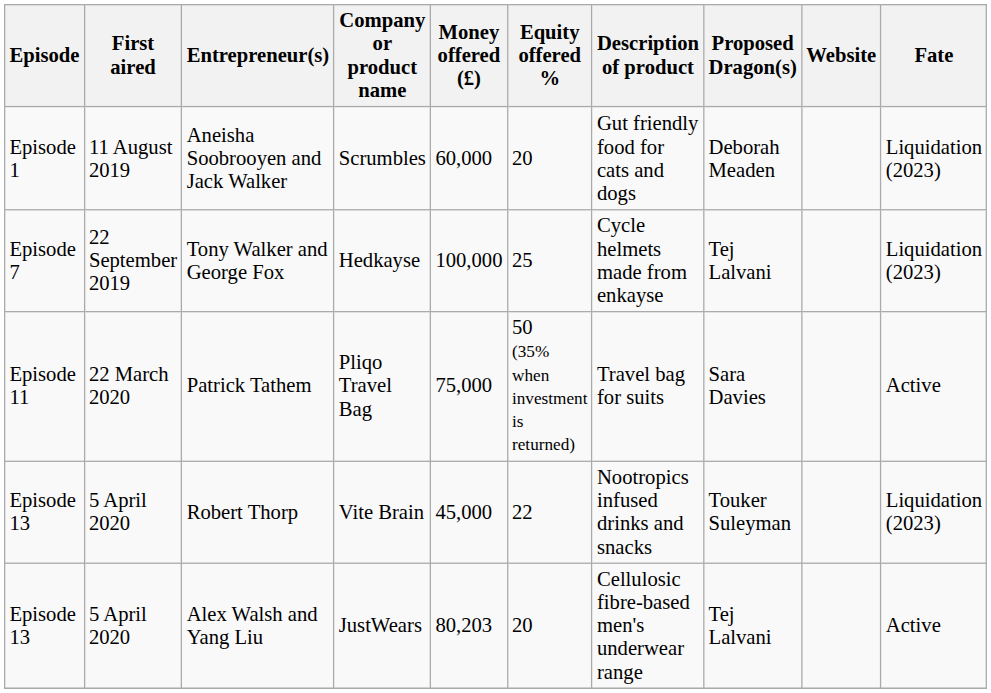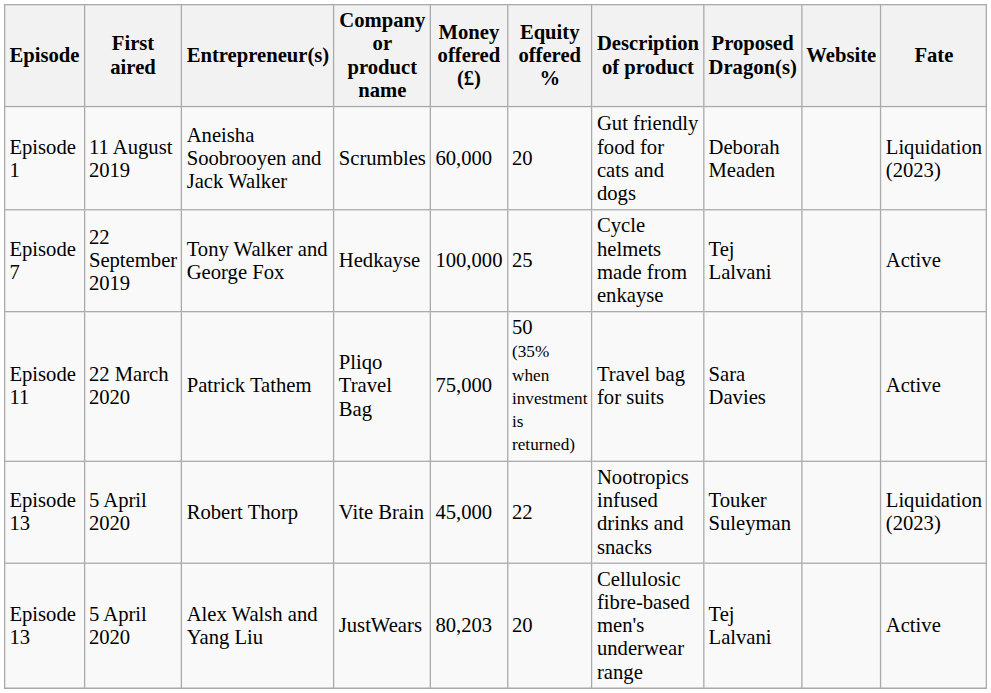(934, 260) Liquidation (2023) -> (913, 260) Active
